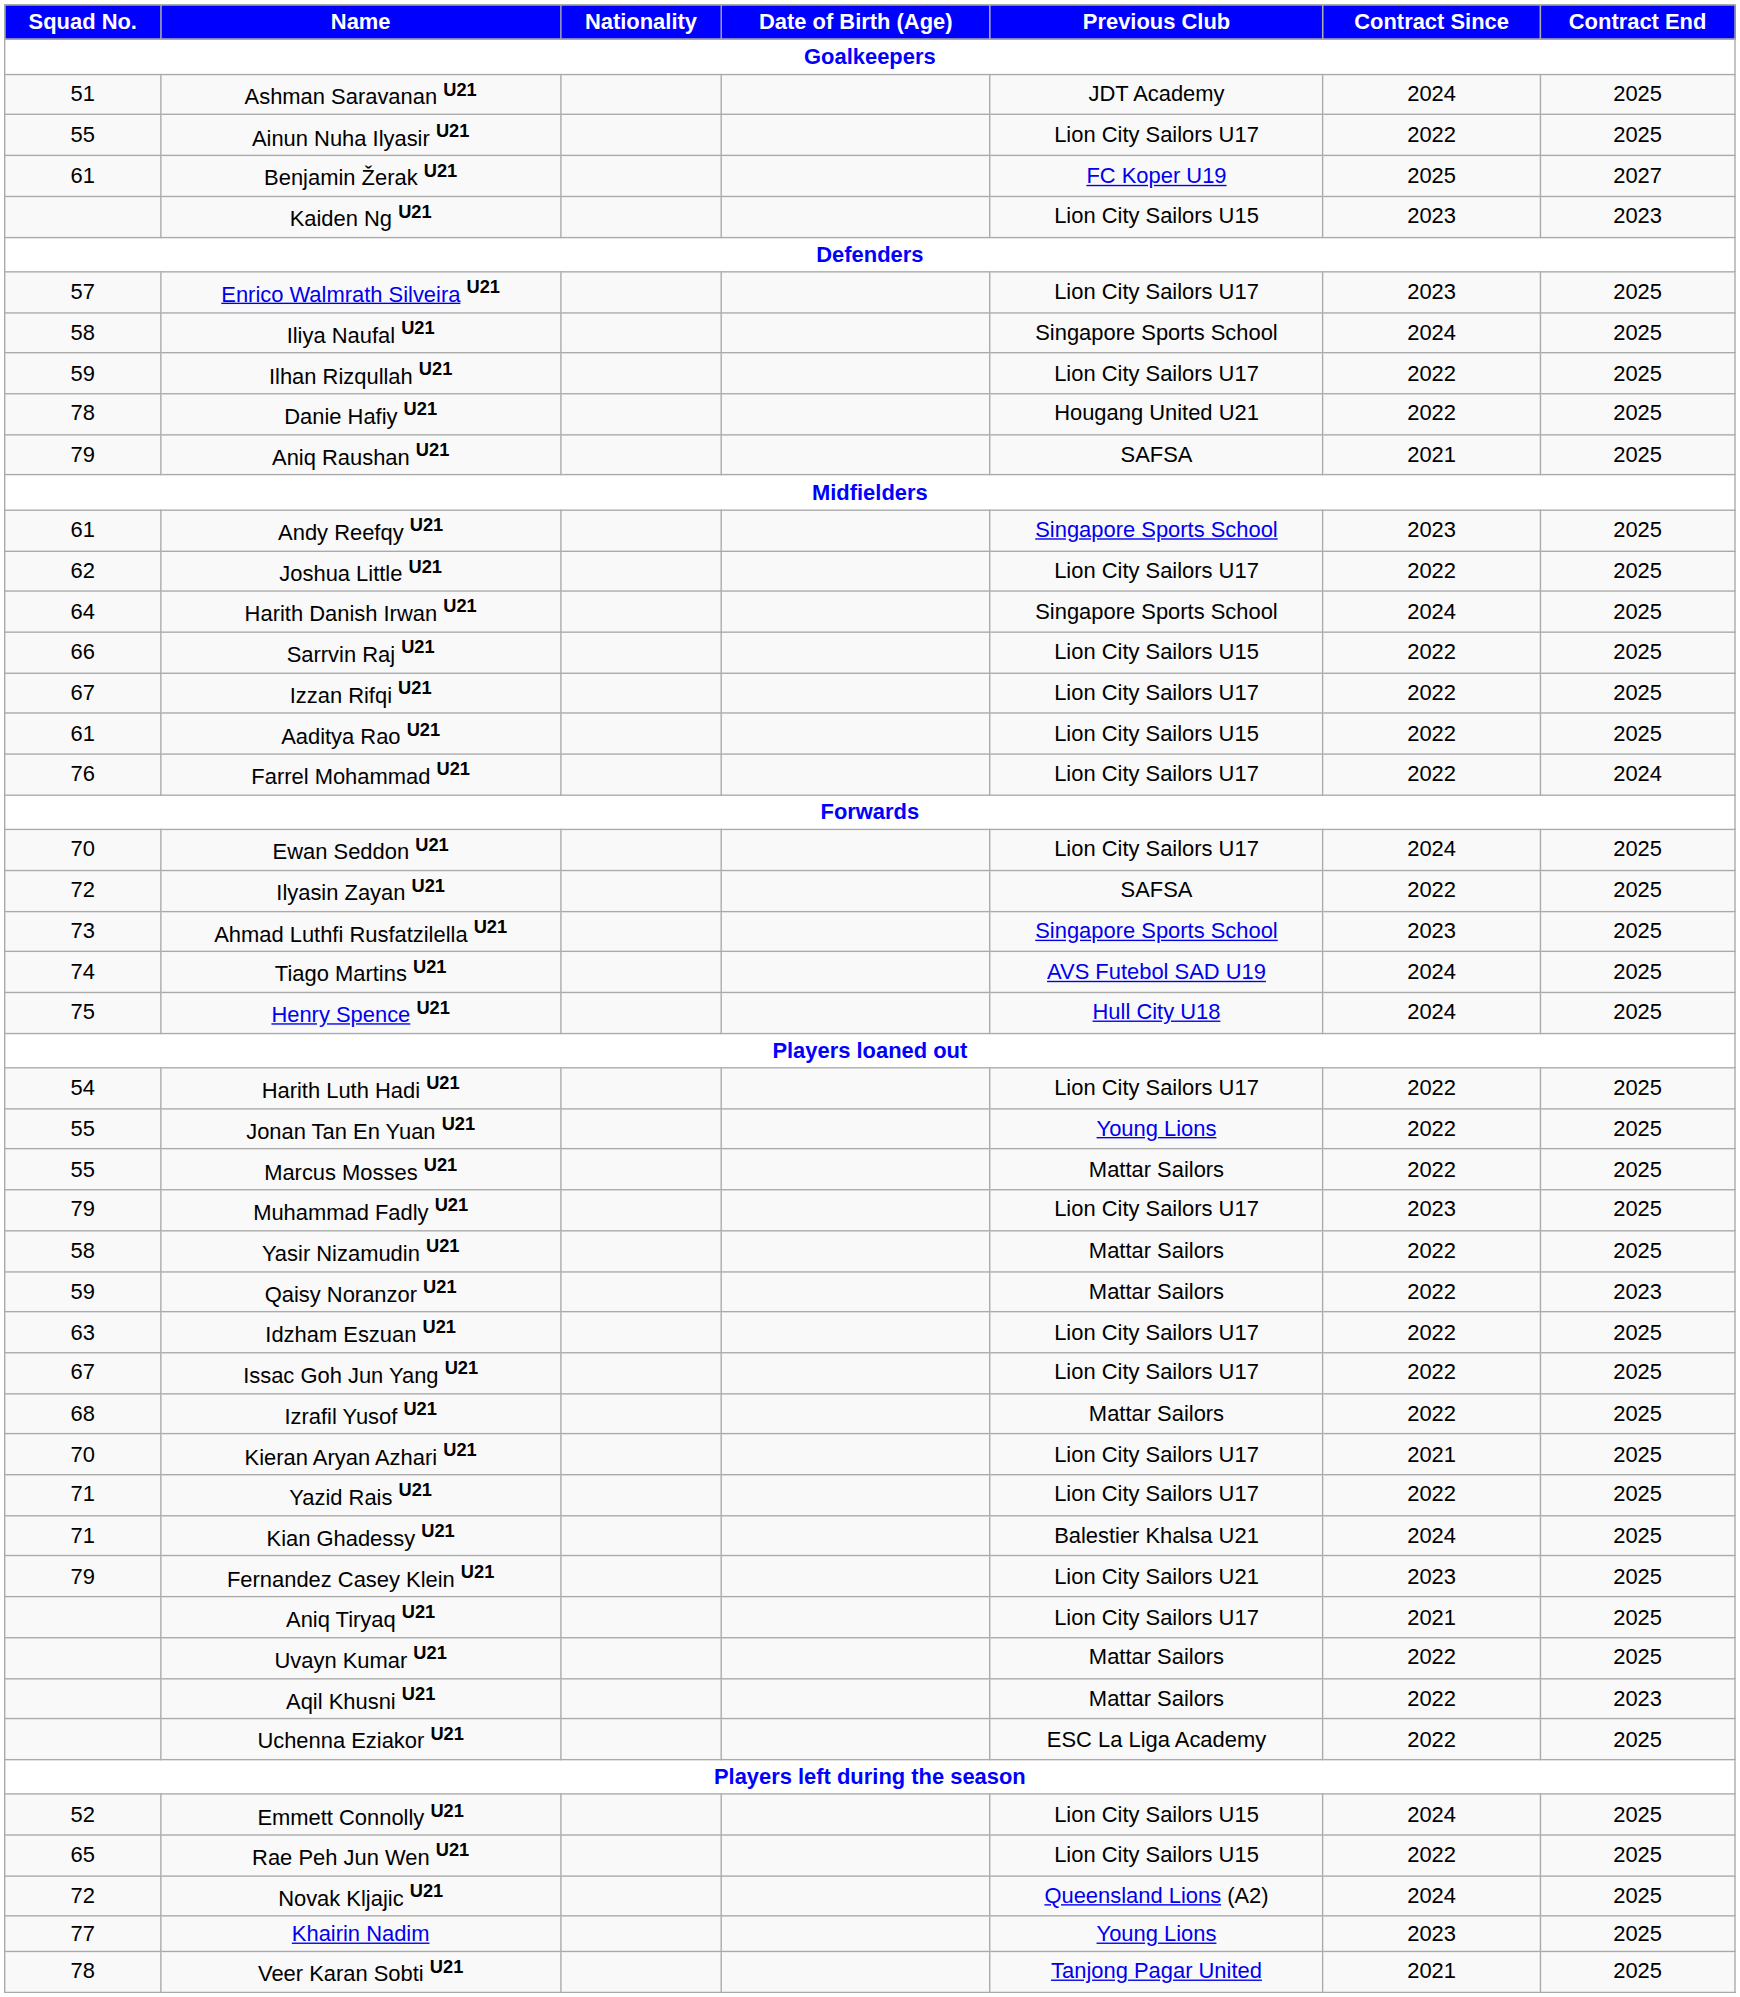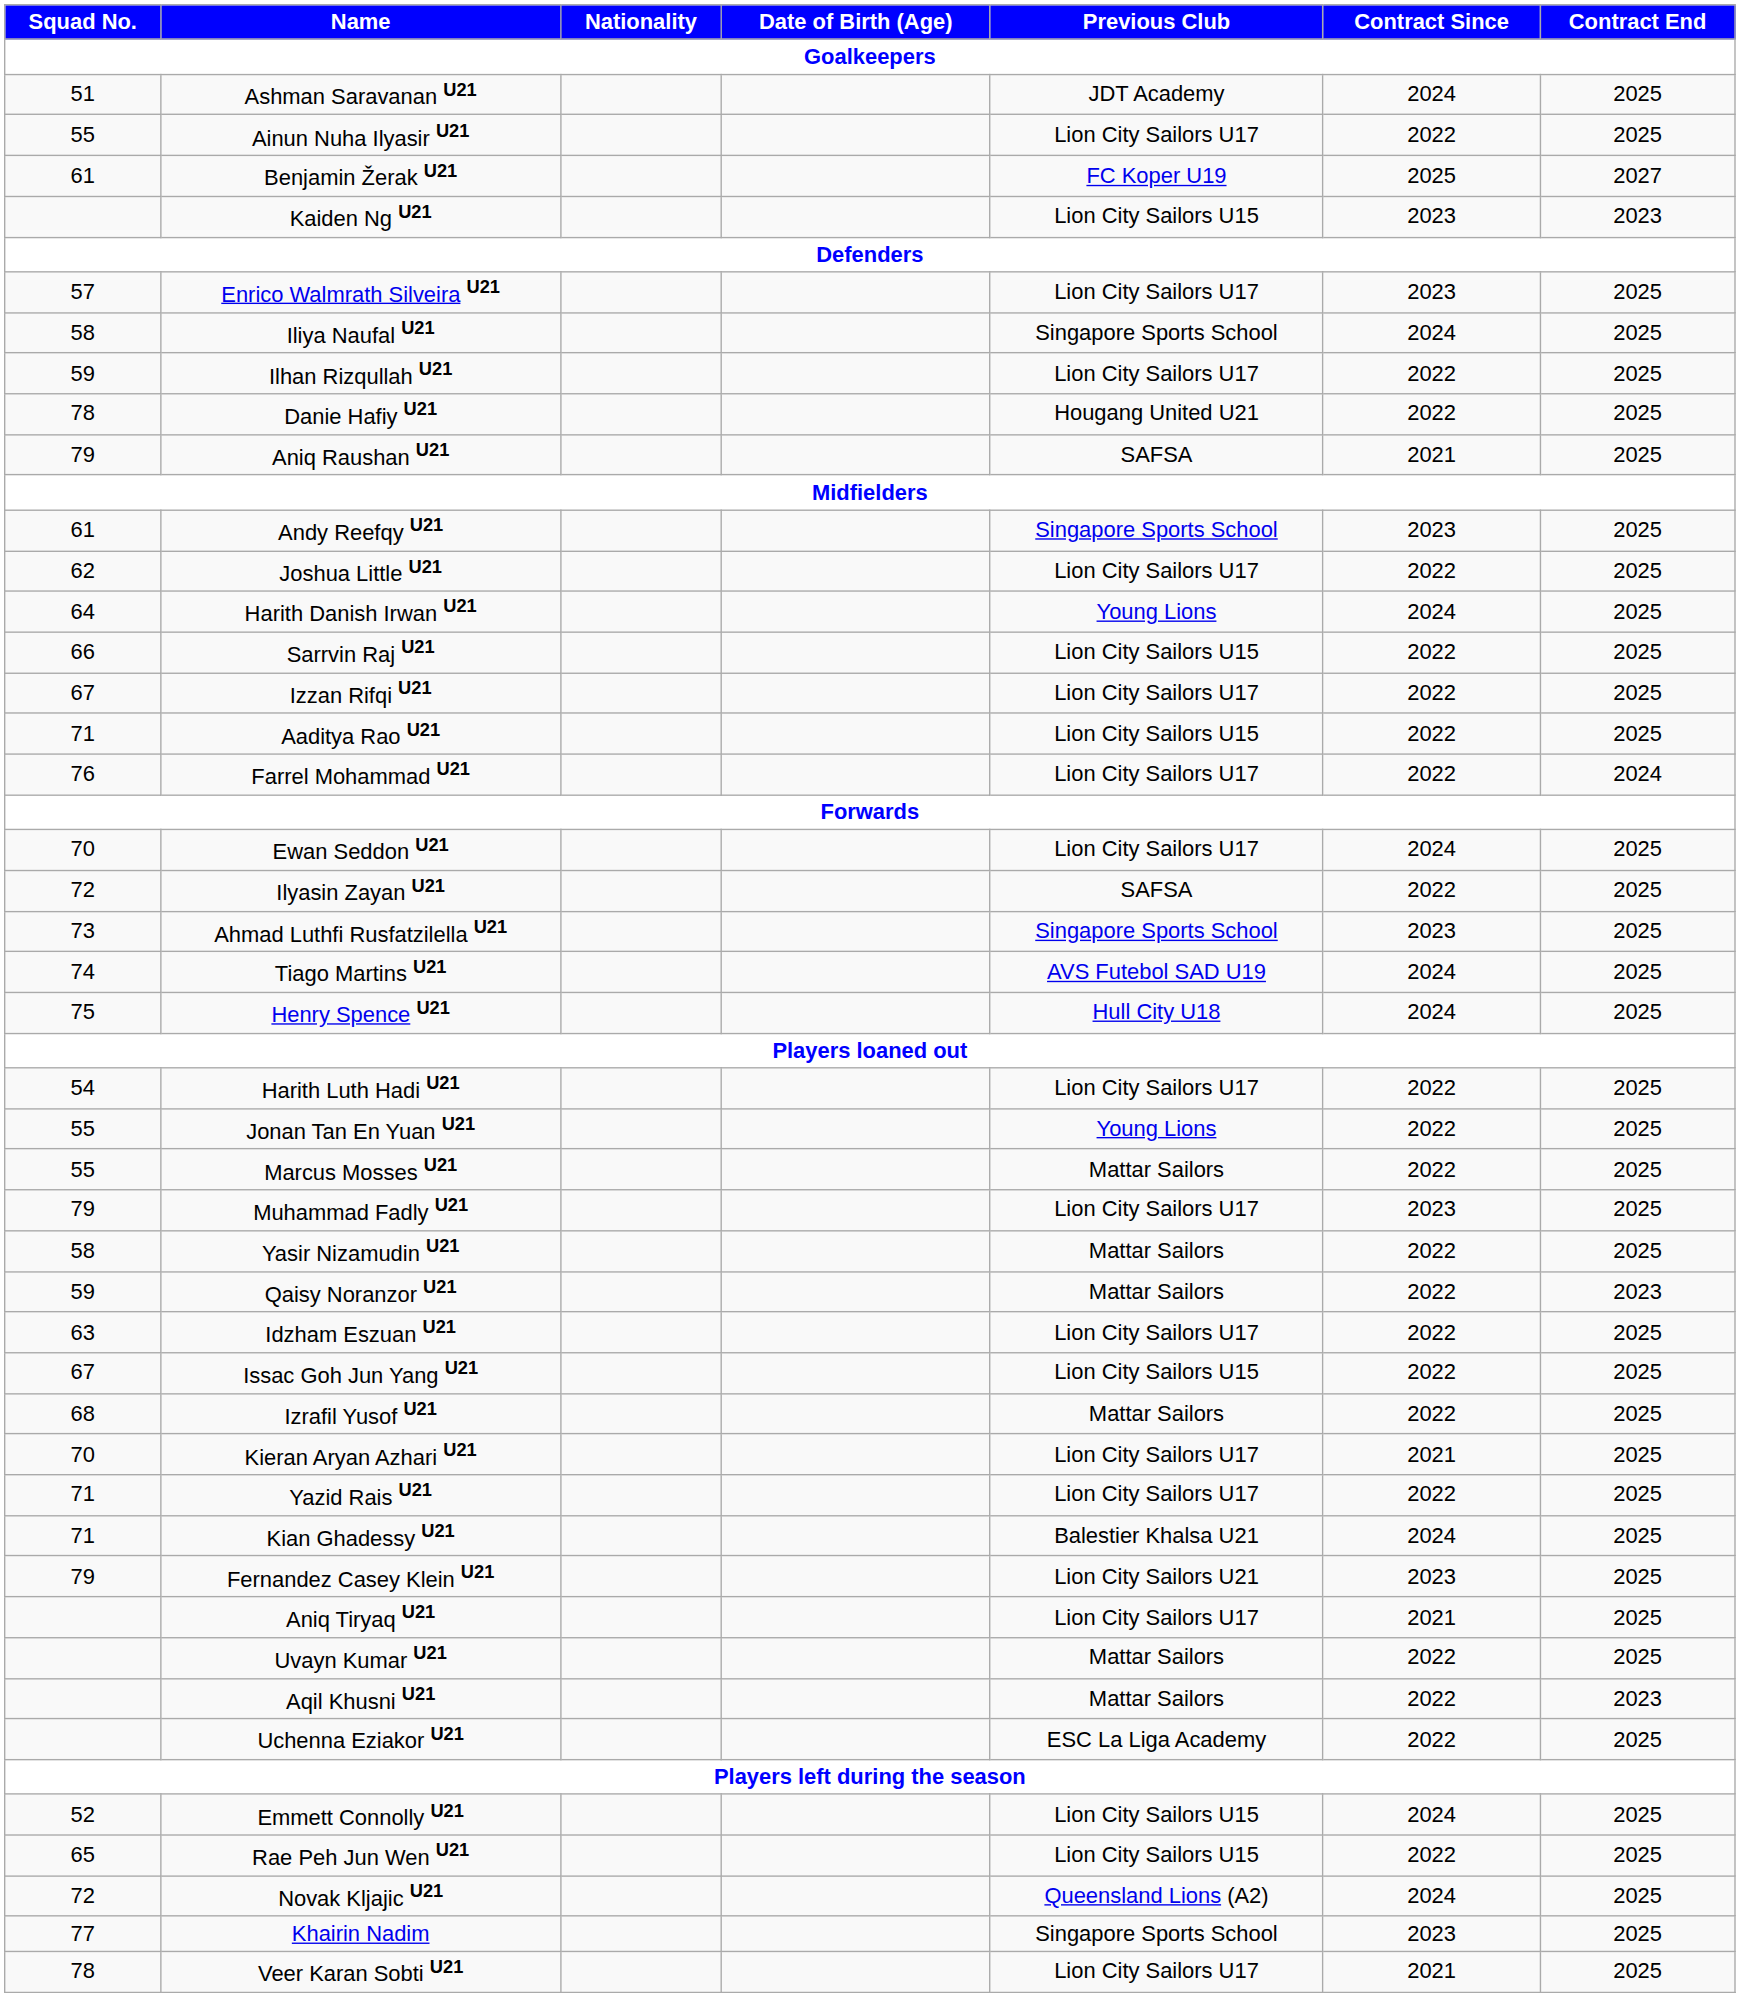(1156, 611) Singapore Sports School -> (1156, 611) Young Lions
(83, 733) 61 -> (83, 733) 71
(1156, 1372) Lion City Sailors U17 -> (1156, 1372) Lion City Sailors U15
(1156, 1933) Young Lions -> (1156, 1933) Singapore Sports School
(1156, 1971) Tanjong Pagar United -> (1156, 1971) Lion City Sailors U17
